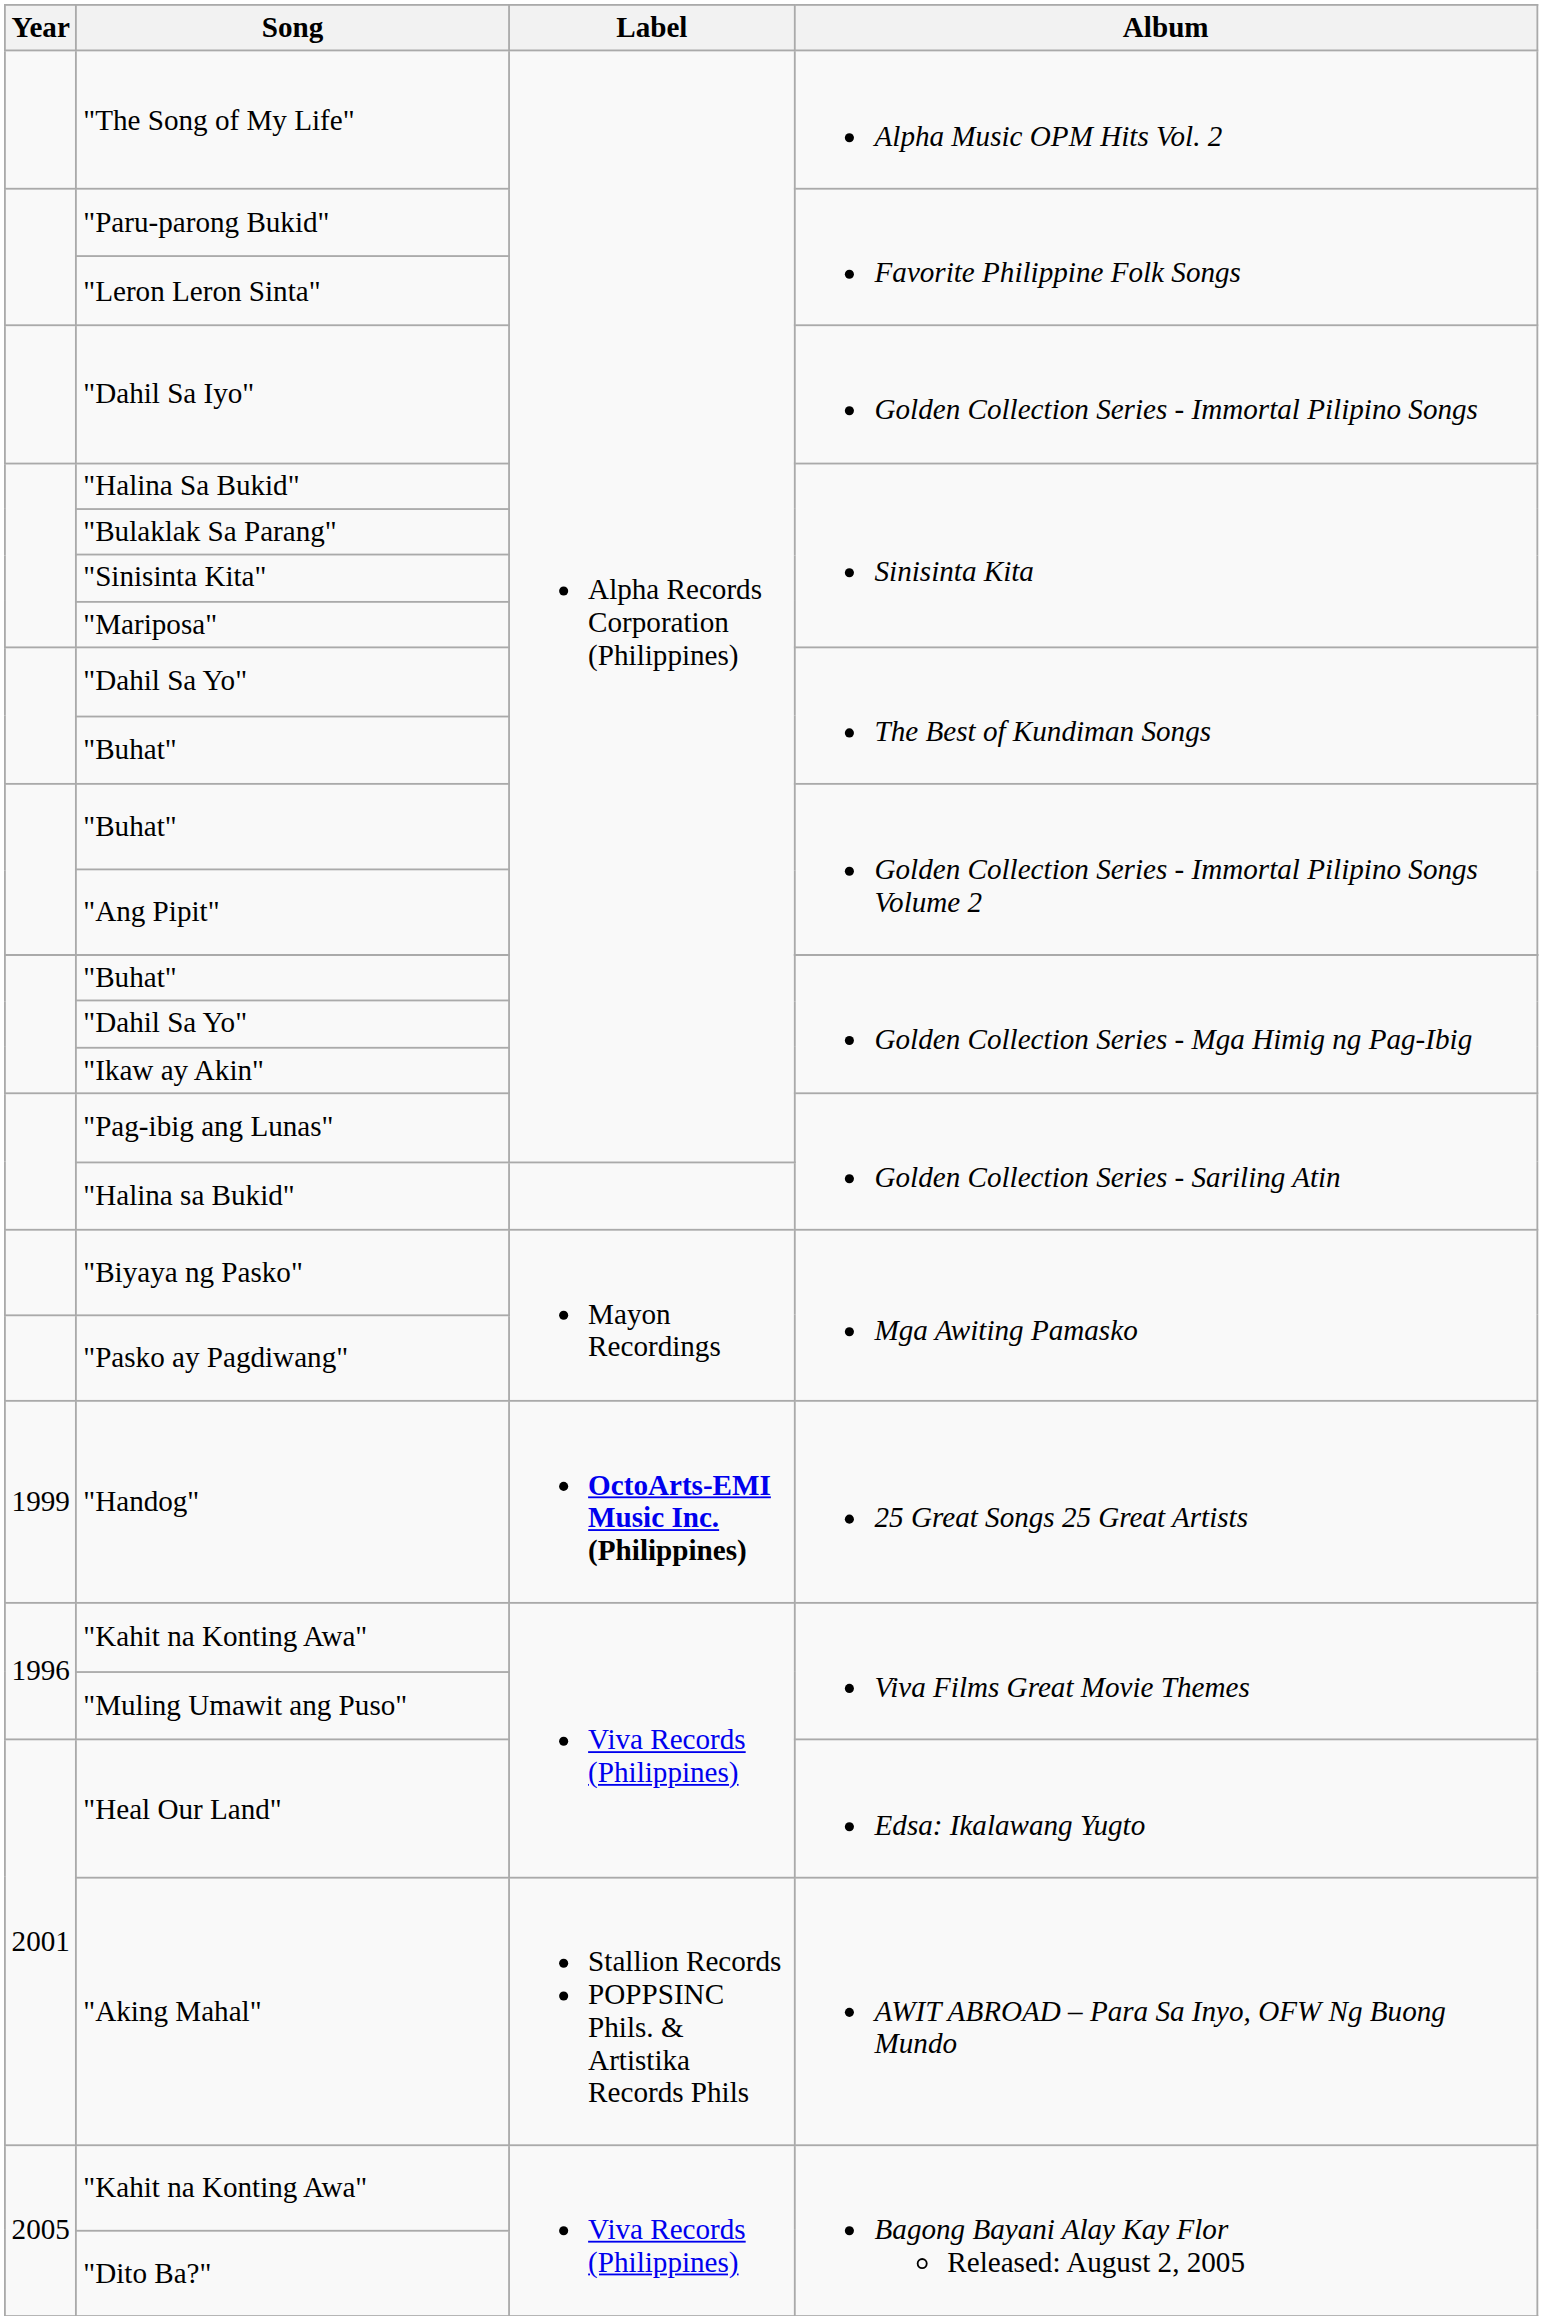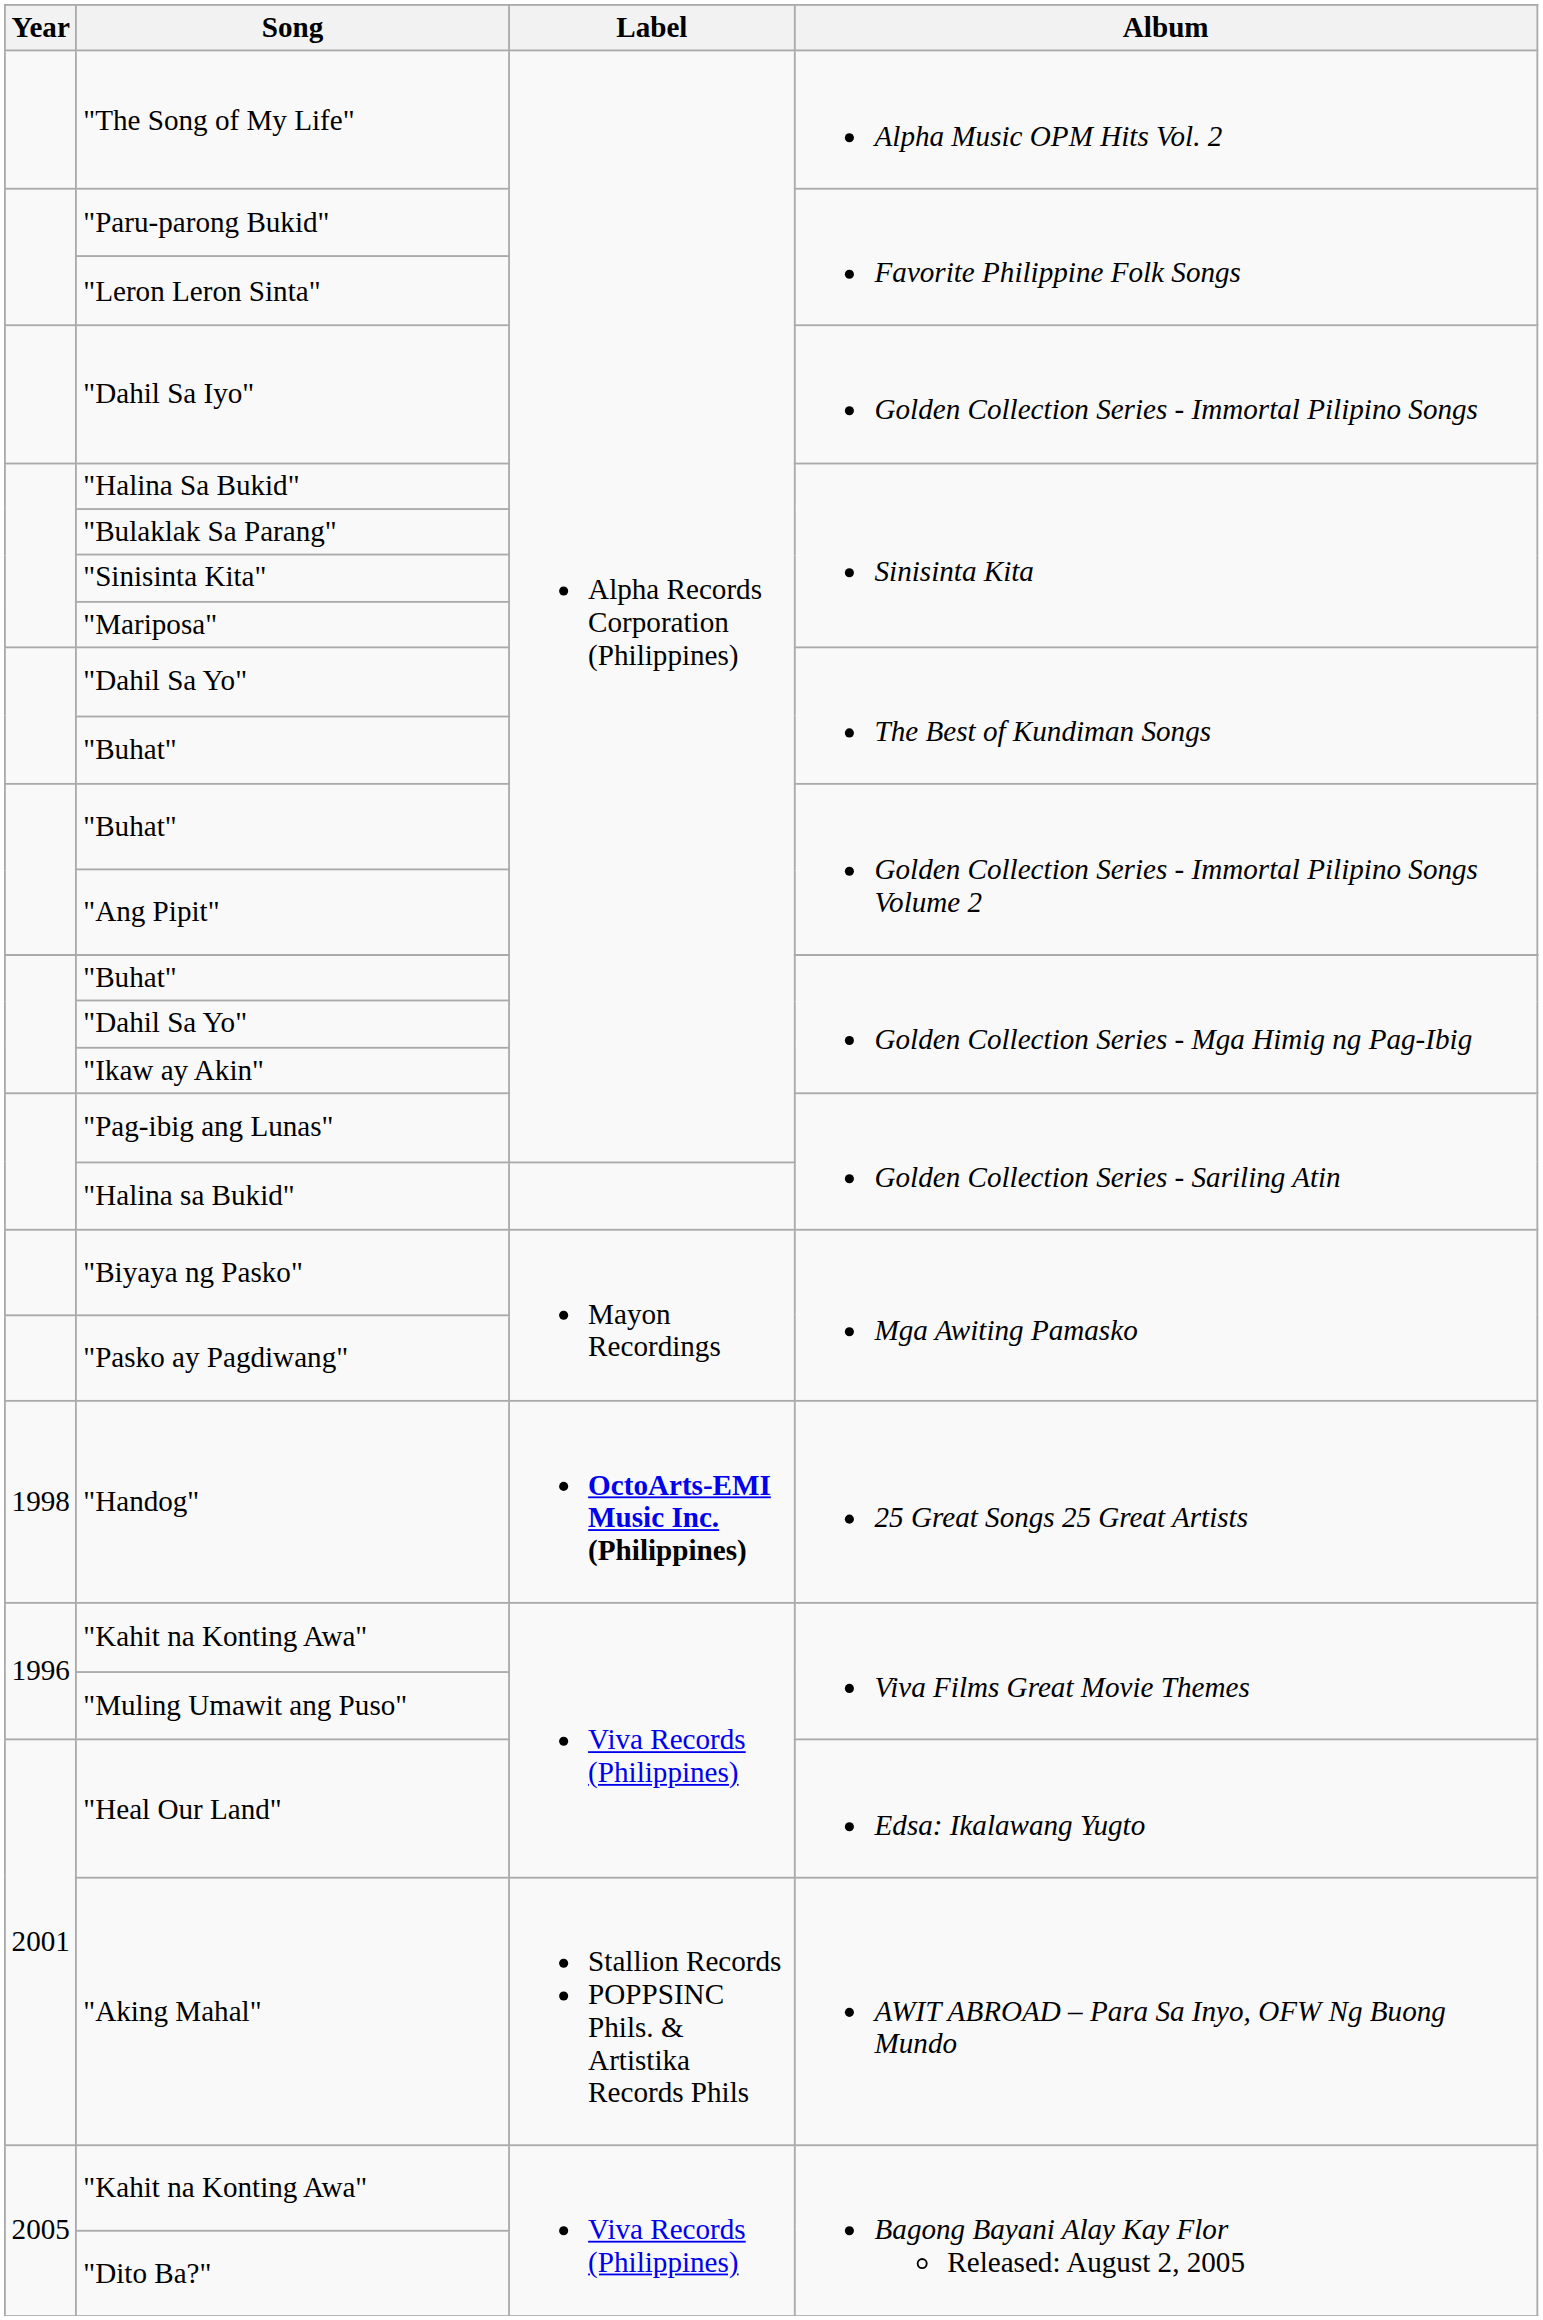(41, 1501) 1999 -> (41, 1501) 1998
